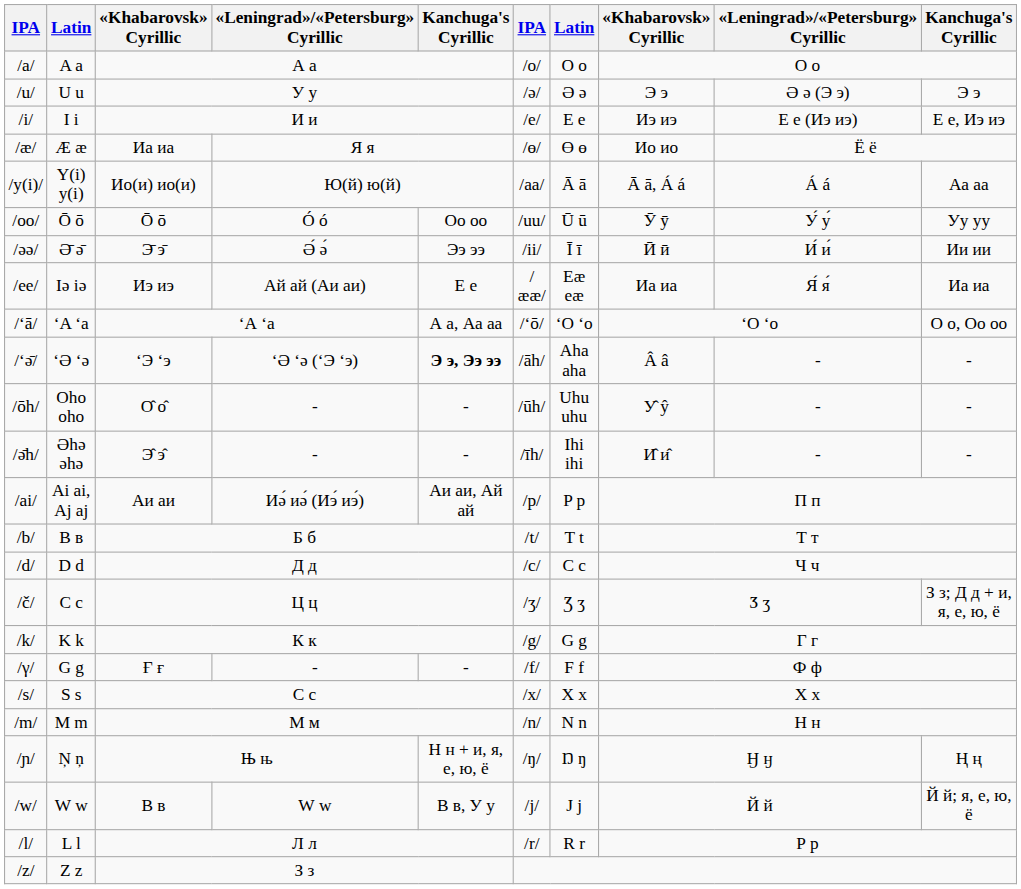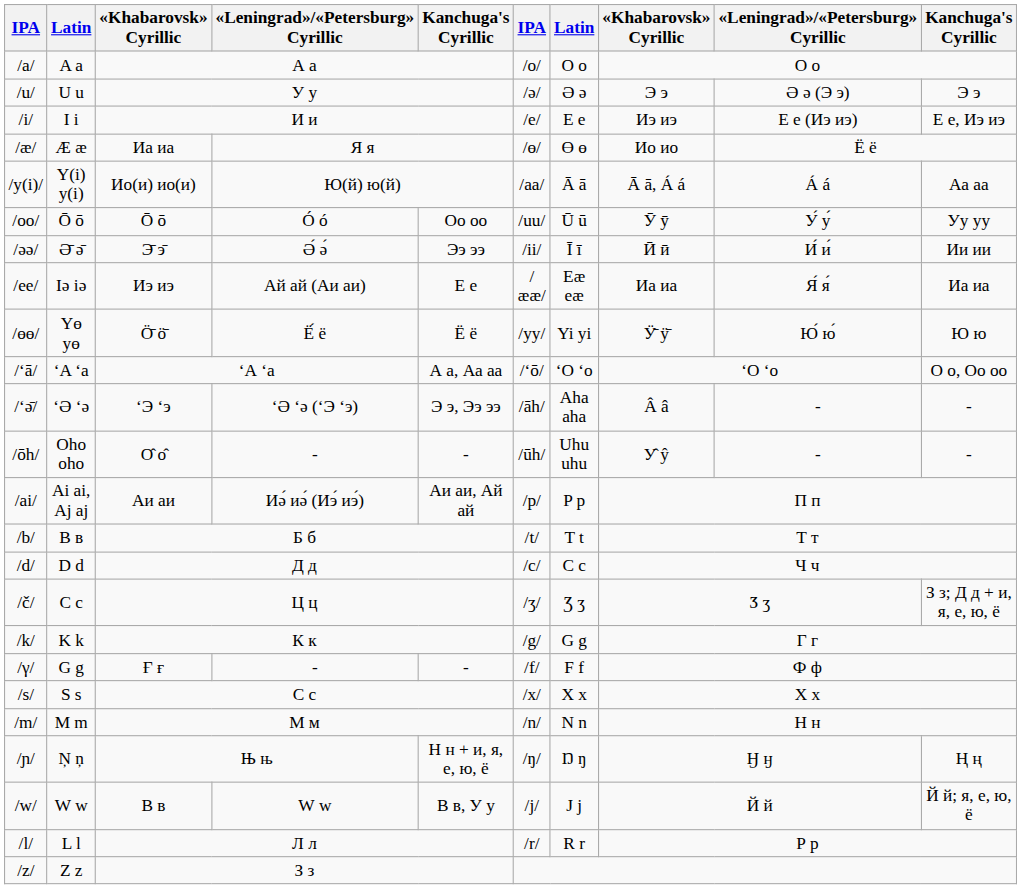+ row: (71, 332)
(466, 360) bold -> (466, 407) normal
- row: (71, 453)
